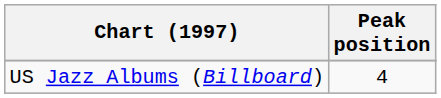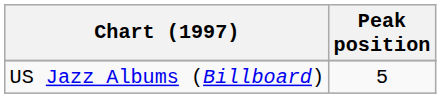(382, 77) 4 -> (382, 77) 5
